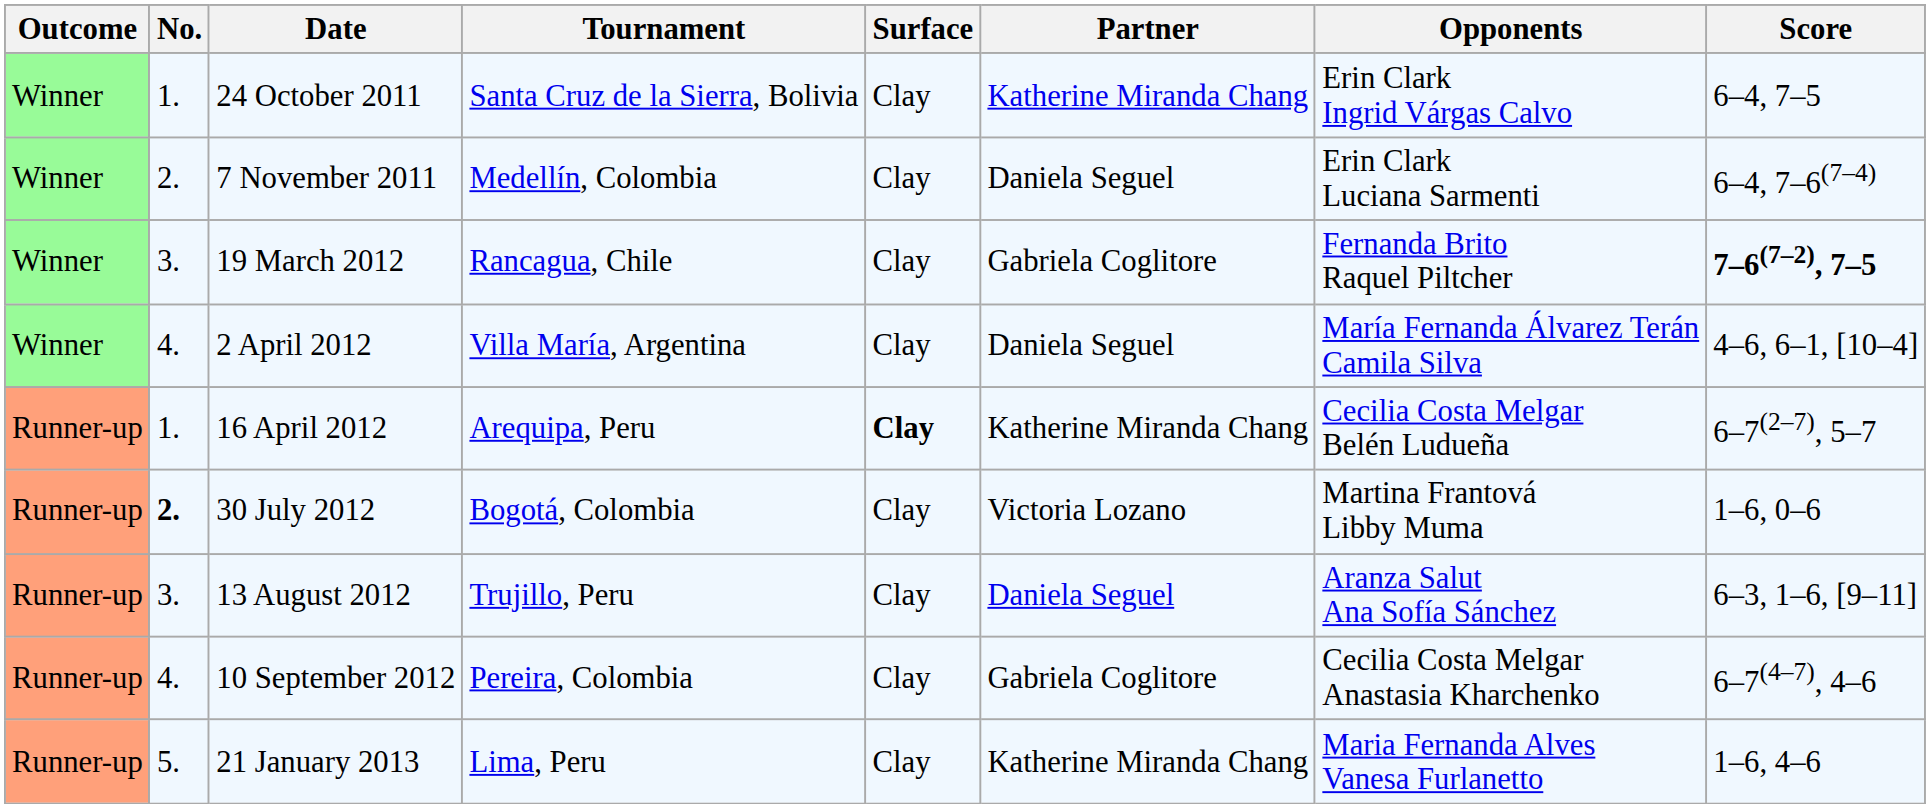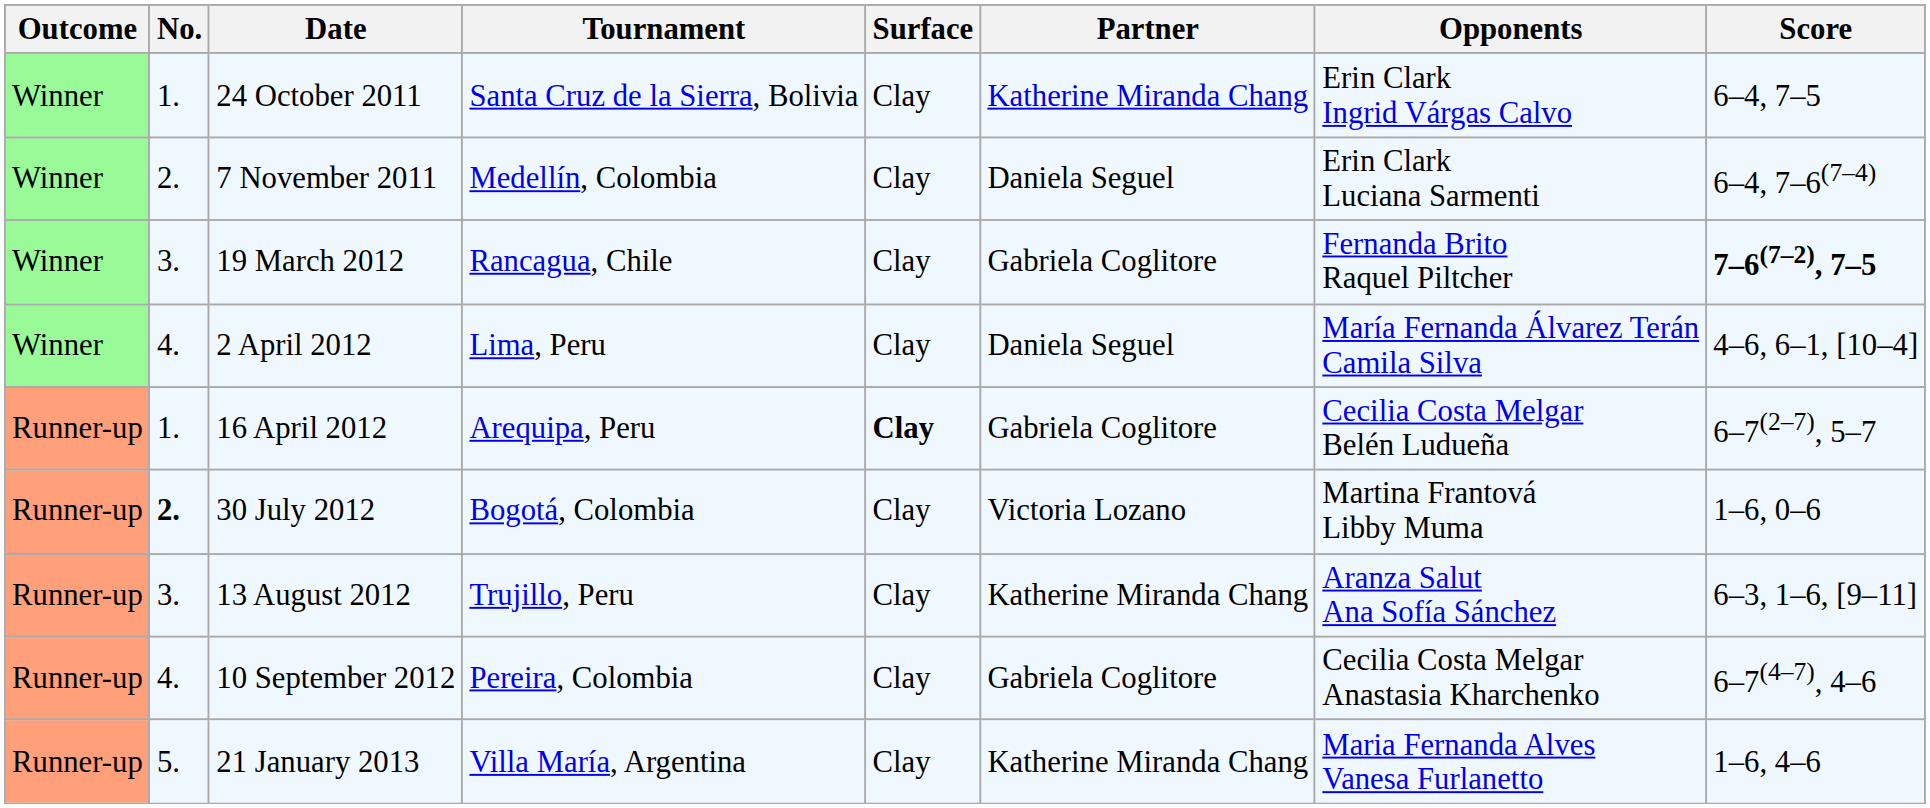(608, 344) Villa María, Argentina -> (538, 344) Lima, Peru
(1148, 427) Katherine Miranda Chang -> (1102, 427) Gabriela Coglitore
(1081, 594) Daniela Seguel -> (1148, 594) Katherine Miranda Chang
(538, 761) Lima, Peru -> (608, 761) Villa María, Argentina
